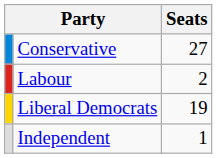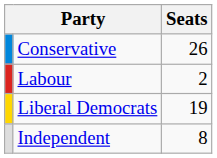(198, 49) 27 -> (198, 49) 26
(203, 138) 1 -> (203, 138) 8
